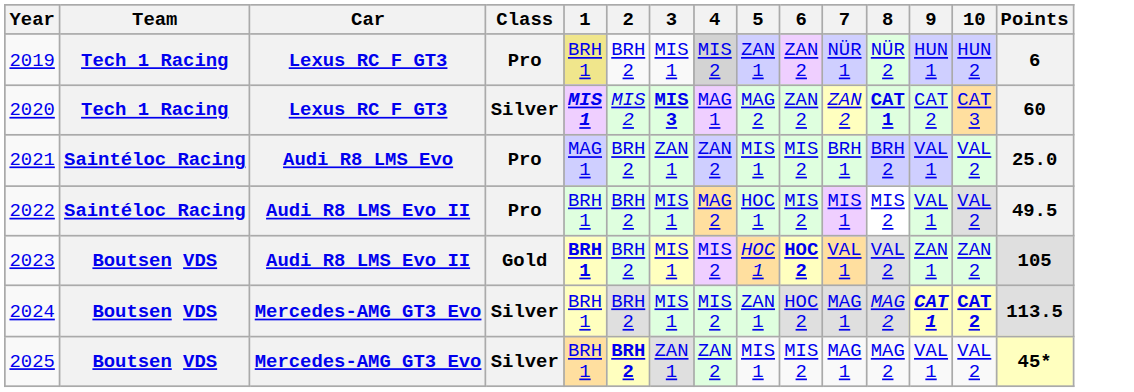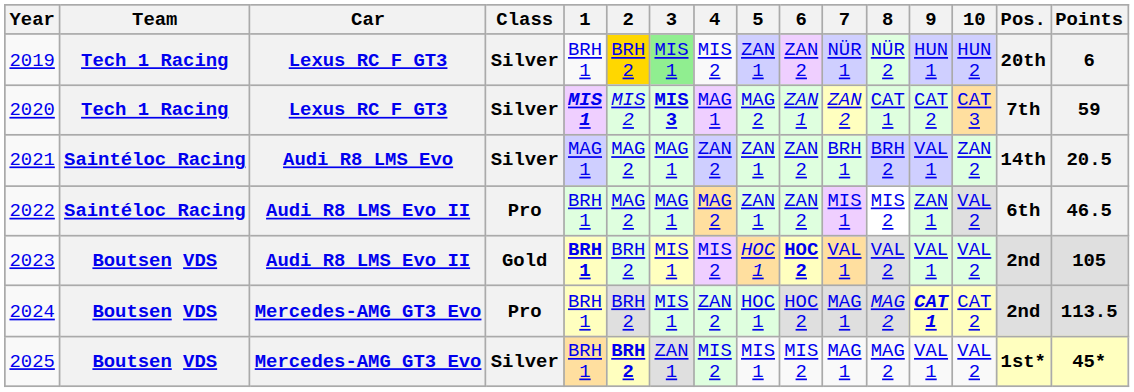+ column: (1023, 20)
(525, 60) Pro -> (525, 60) Silver
(585, 60) khaki background -> (585, 60) no background
(628, 60) no background -> (628, 60) gold background
(672, 60) no background -> (672, 60) lightgreen background
(715, 60) lightgrey background -> (715, 60) no background
(801, 110) ZAN 2 -> (801, 110) ZAN 1
(888, 110) bold -> (888, 110) normal
(1035, 110) 60 -> (1089, 110) 59
(525, 160) Pro -> (525, 160) Silver
(628, 160) BRH 2 -> (628, 160) MAG 2
(672, 160) ZAN 1 -> (672, 160) MAG 1
(758, 160) MIS 1 -> (758, 160) ZAN 1
(801, 160) MIS 2 -> (801, 160) ZAN 2
(974, 160) VAL 2 -> (974, 160) ZAN 2
(1035, 160) 25.0 -> (1089, 160) 20.5
(628, 211) BRH 2 -> (628, 211) MAG 2
(672, 211) MIS 1 -> (672, 211) MAG 1
(758, 211) HOC 1 -> (758, 211) ZAN 1
(801, 211) MIS 2 -> (801, 211) ZAN 2
(931, 211) VAL 1 -> (931, 211) ZAN 1
(1035, 211) 49.5 -> (1089, 211) 46.5
(931, 261) ZAN 1 -> (931, 261) VAL 1
(974, 261) ZAN 2 -> (974, 261) VAL 2
(525, 311) Silver -> (525, 311) Pro
(715, 311) MIS 2 -> (715, 311) ZAN 2
(758, 311) ZAN 1 -> (758, 311) HOC 1
(974, 311) bold -> (974, 311) normal
(715, 362) ZAN 2 -> (715, 362) MIS 2
